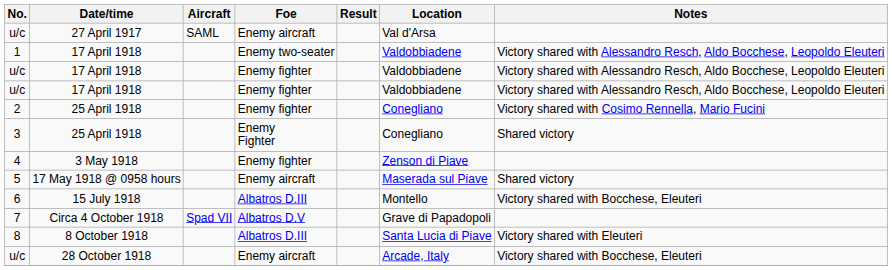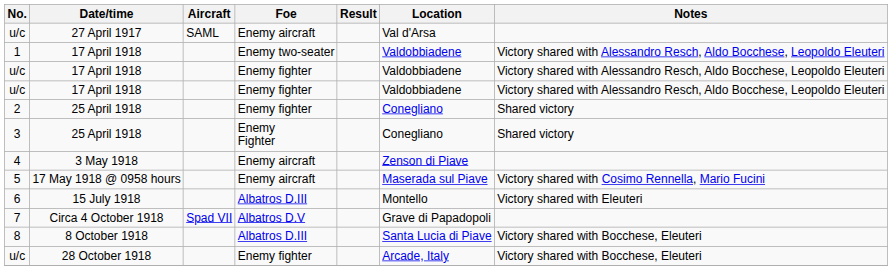(631, 109) Victory shared with Cosimo Rennella, Mario Fucini -> (535, 109) Shared victory
(275, 160) Enemy fighter -> (276, 160) Enemy aircraft
(535, 179) Shared victory -> (631, 179) Victory shared with Cosimo Rennella, Mario Fucini
(599, 198) Victory shared with Bocchese, Eleuteri -> (570, 198) Victory shared with Eleuteri
(570, 236) Victory shared with Eleuteri -> (599, 236) Victory shared with Bocchese, Eleuteri
(276, 255) Enemy aircraft -> (275, 255) Enemy fighter
